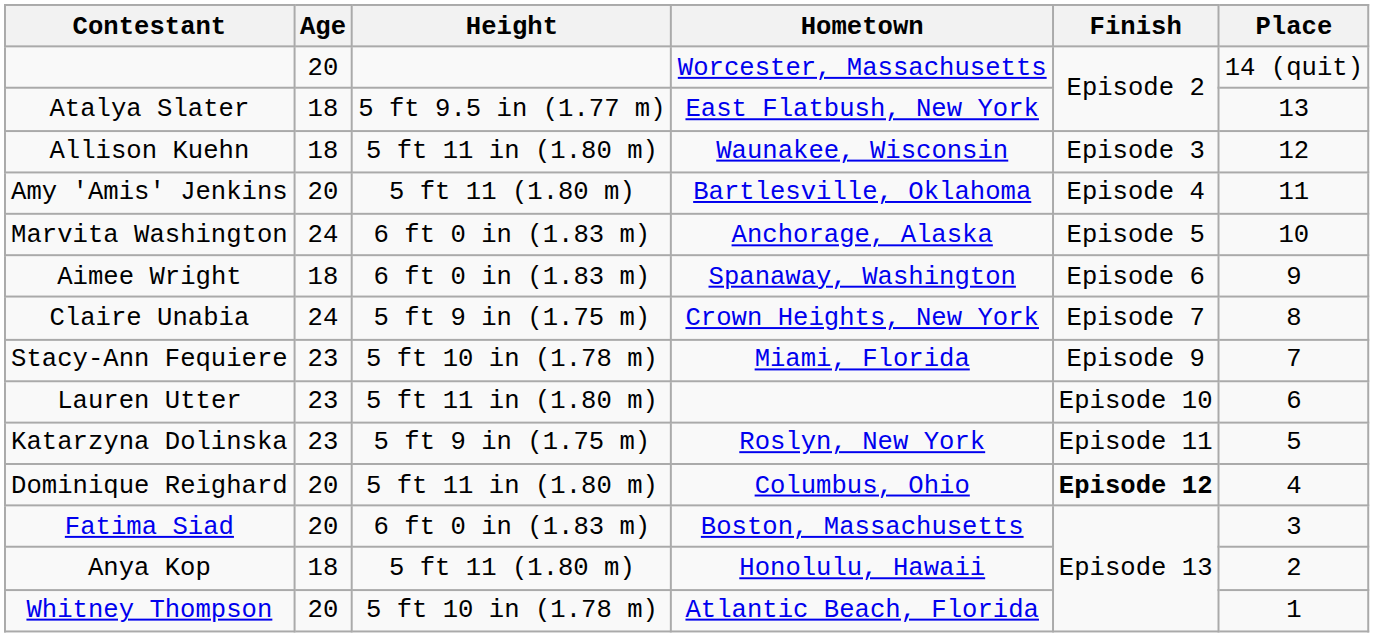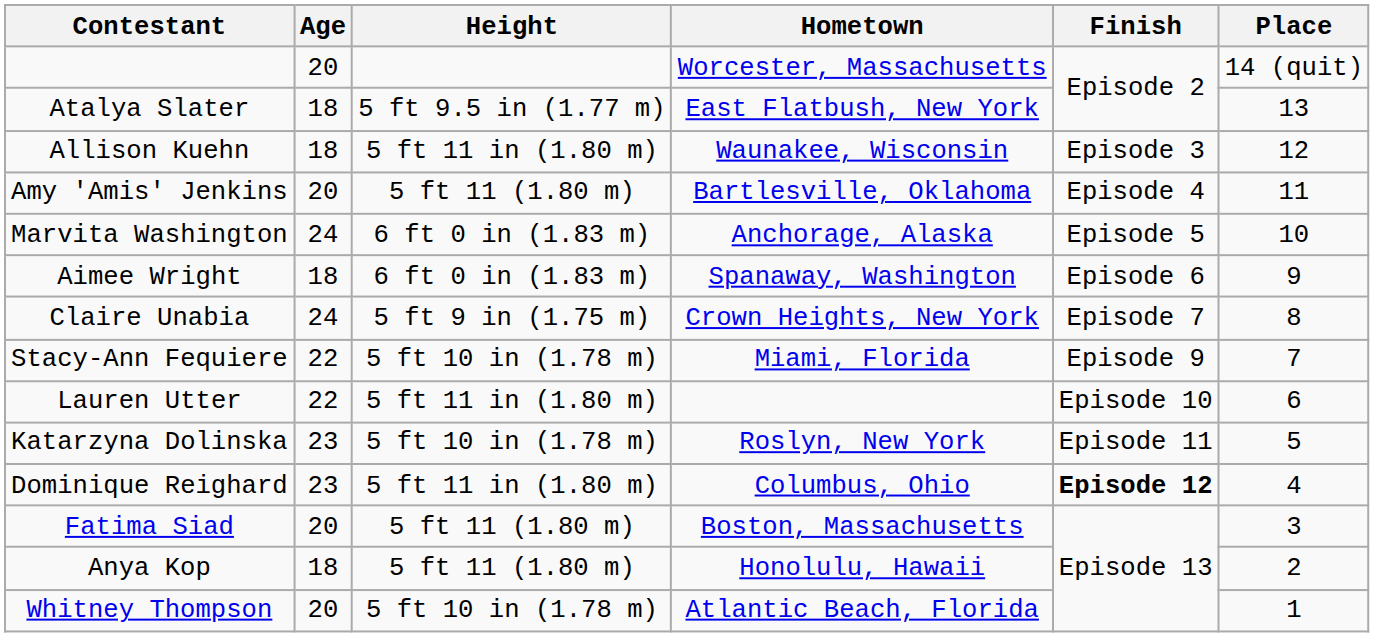(323, 360) 23 -> (323, 360) 22
(323, 402) 23 -> (323, 402) 22
(512, 443) 5 ft 9 in (1.75 m) -> (512, 443) 5 ft 10 in (1.78 m)
(323, 485) 20 -> (323, 485) 23
(512, 527) 6 ft 0 in (1.83 m) -> (512, 527) 5 ft 11 (1.80 m)
